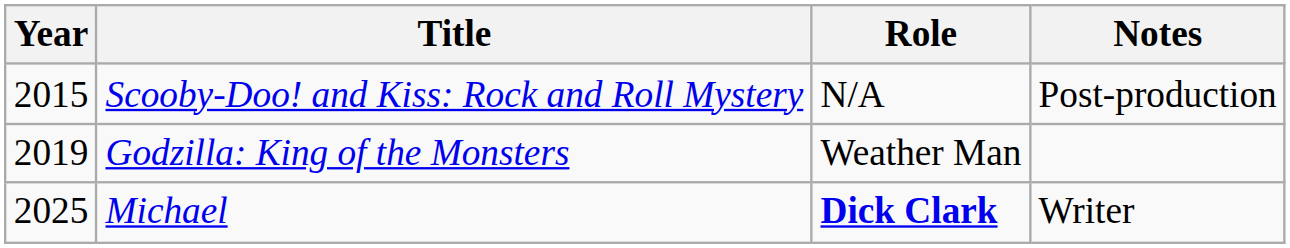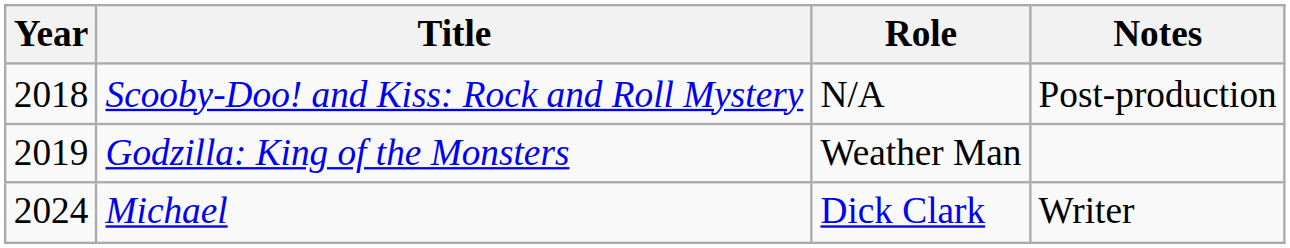(51, 93) 2015 -> (51, 93) 2018
(51, 211) 2025 -> (51, 211) 2024
(909, 211) bold -> (903, 211) normal
